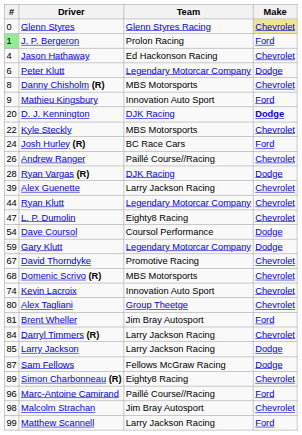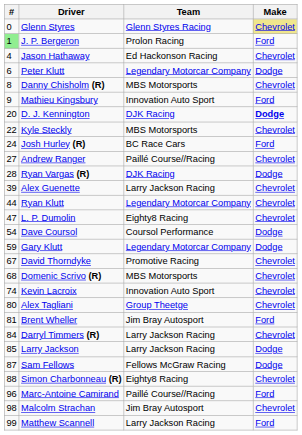(12, 159) 26 -> (12, 159) 27
(12, 379) 89 -> (12, 379) 88
